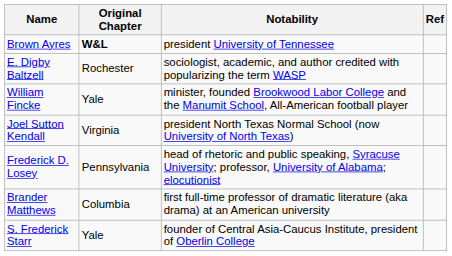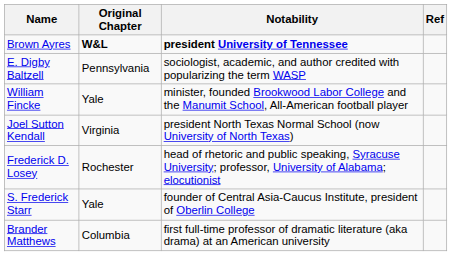(249, 44) normal -> (256, 44) bold
(108, 68) Rochester -> (116, 68) Pennsylvania
(116, 167) Pennsylvania -> (108, 167) Rochester
rows swapped: (31, 204) <-> (38, 235)
